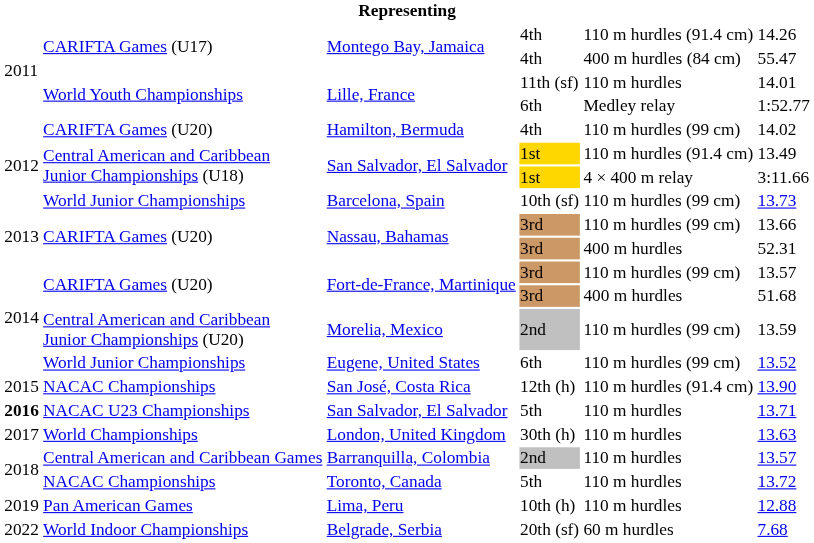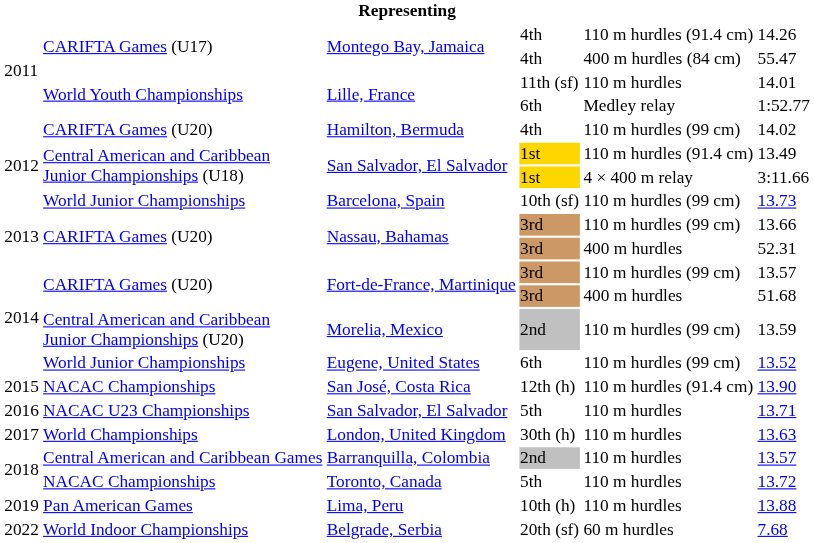(22, 410) bold -> (22, 410) normal
(777, 505) 12.88 -> (777, 505) 13.88
